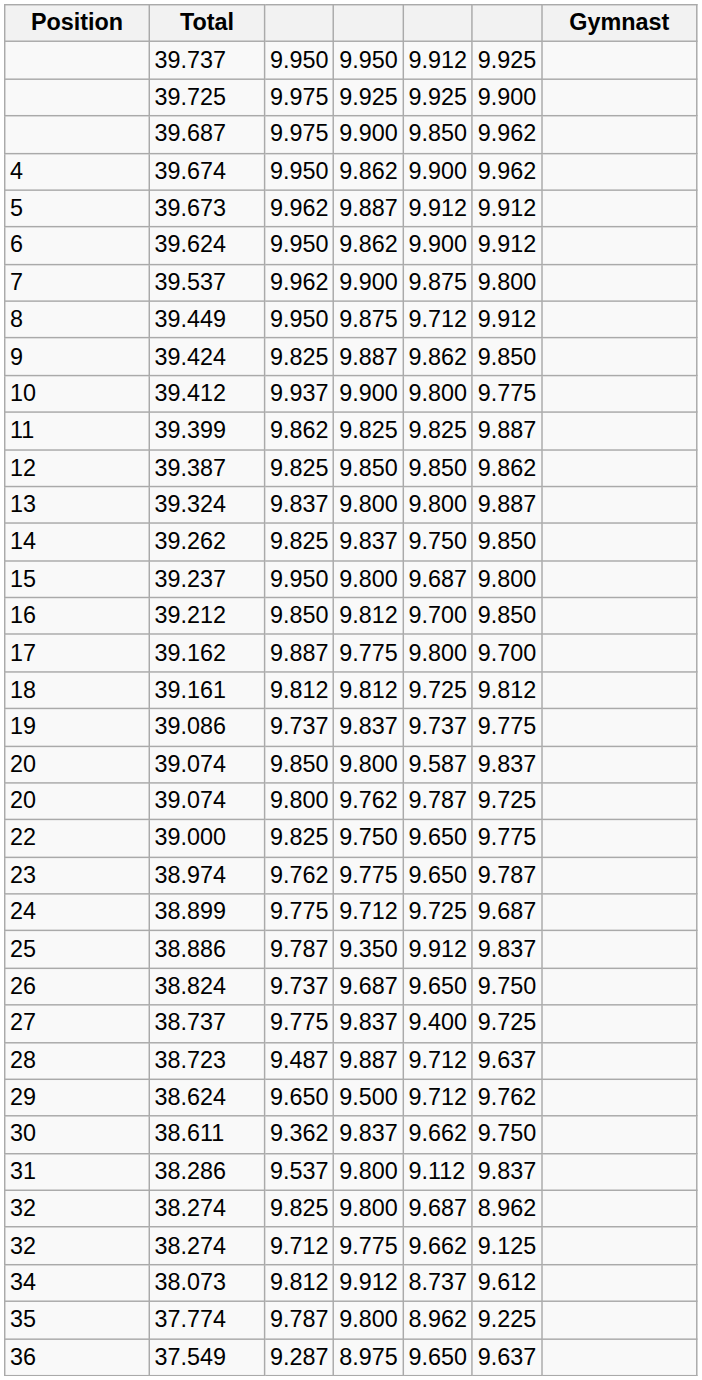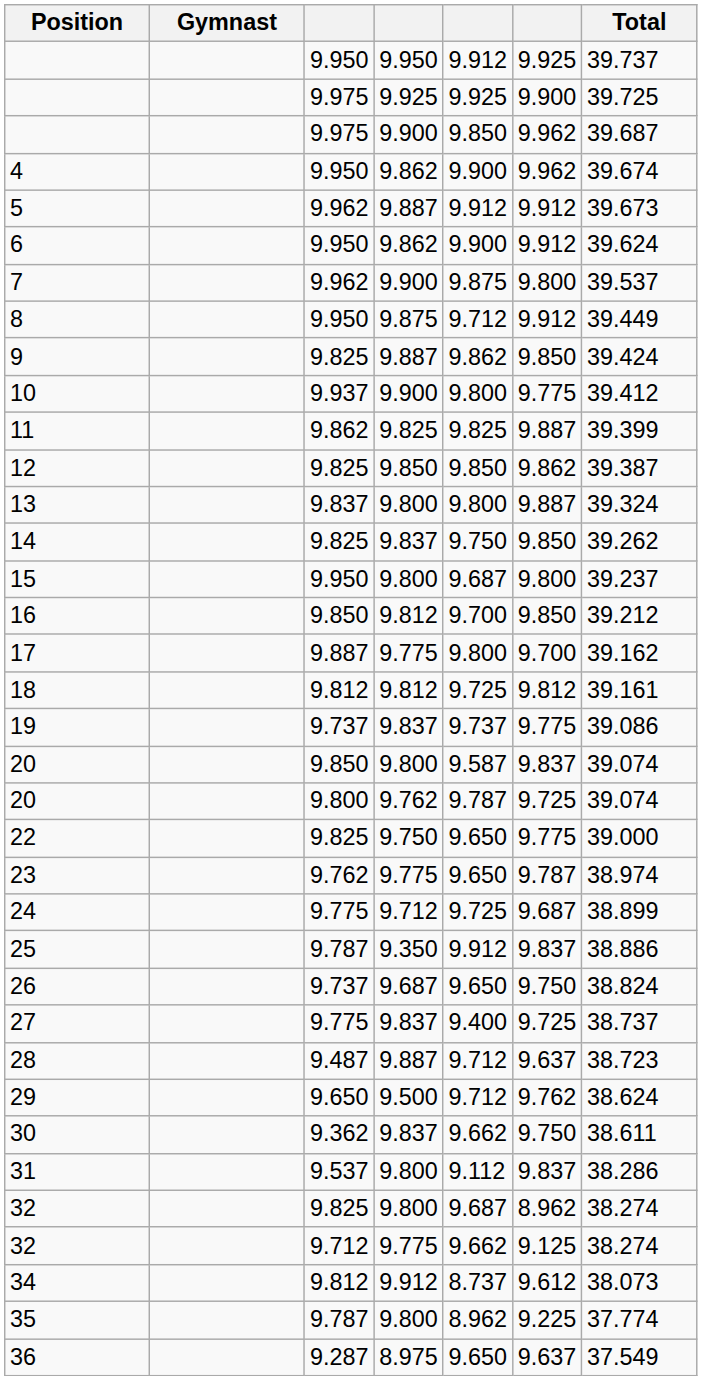columns swapped: (619, 23) <-> (207, 23)
